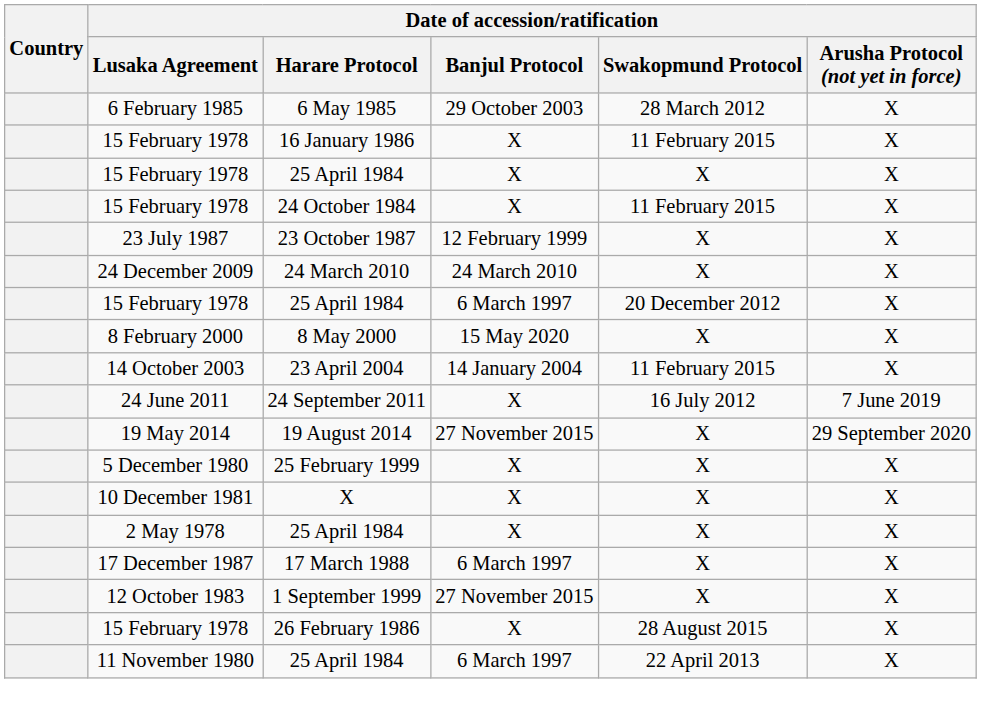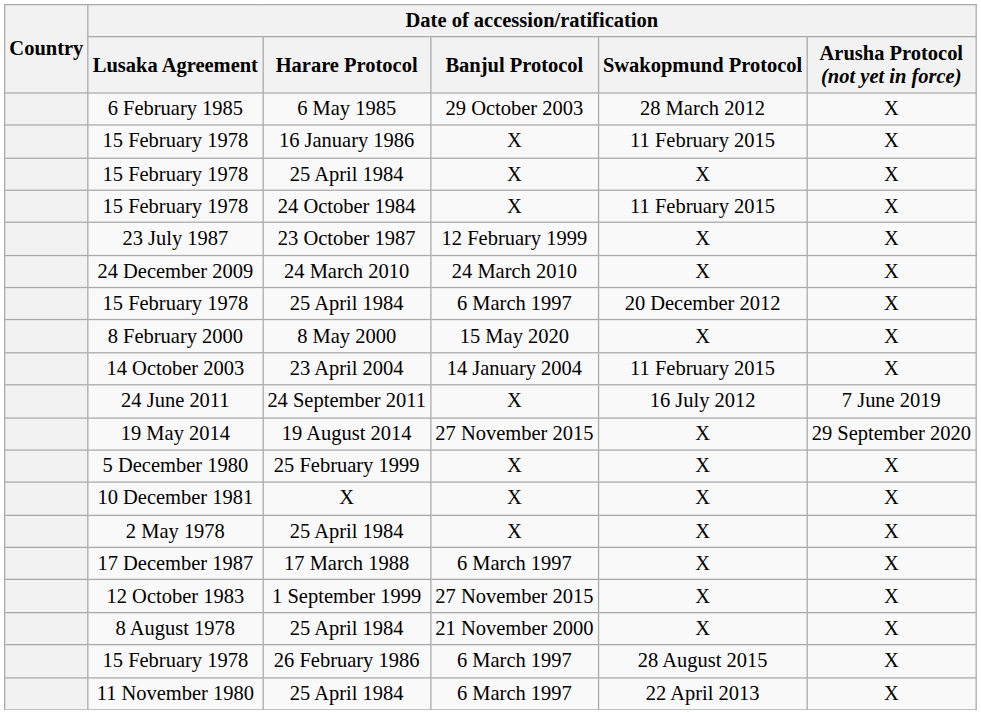+ row: (175, 628)
(514, 628) X -> (514, 660) 6 March 1997
